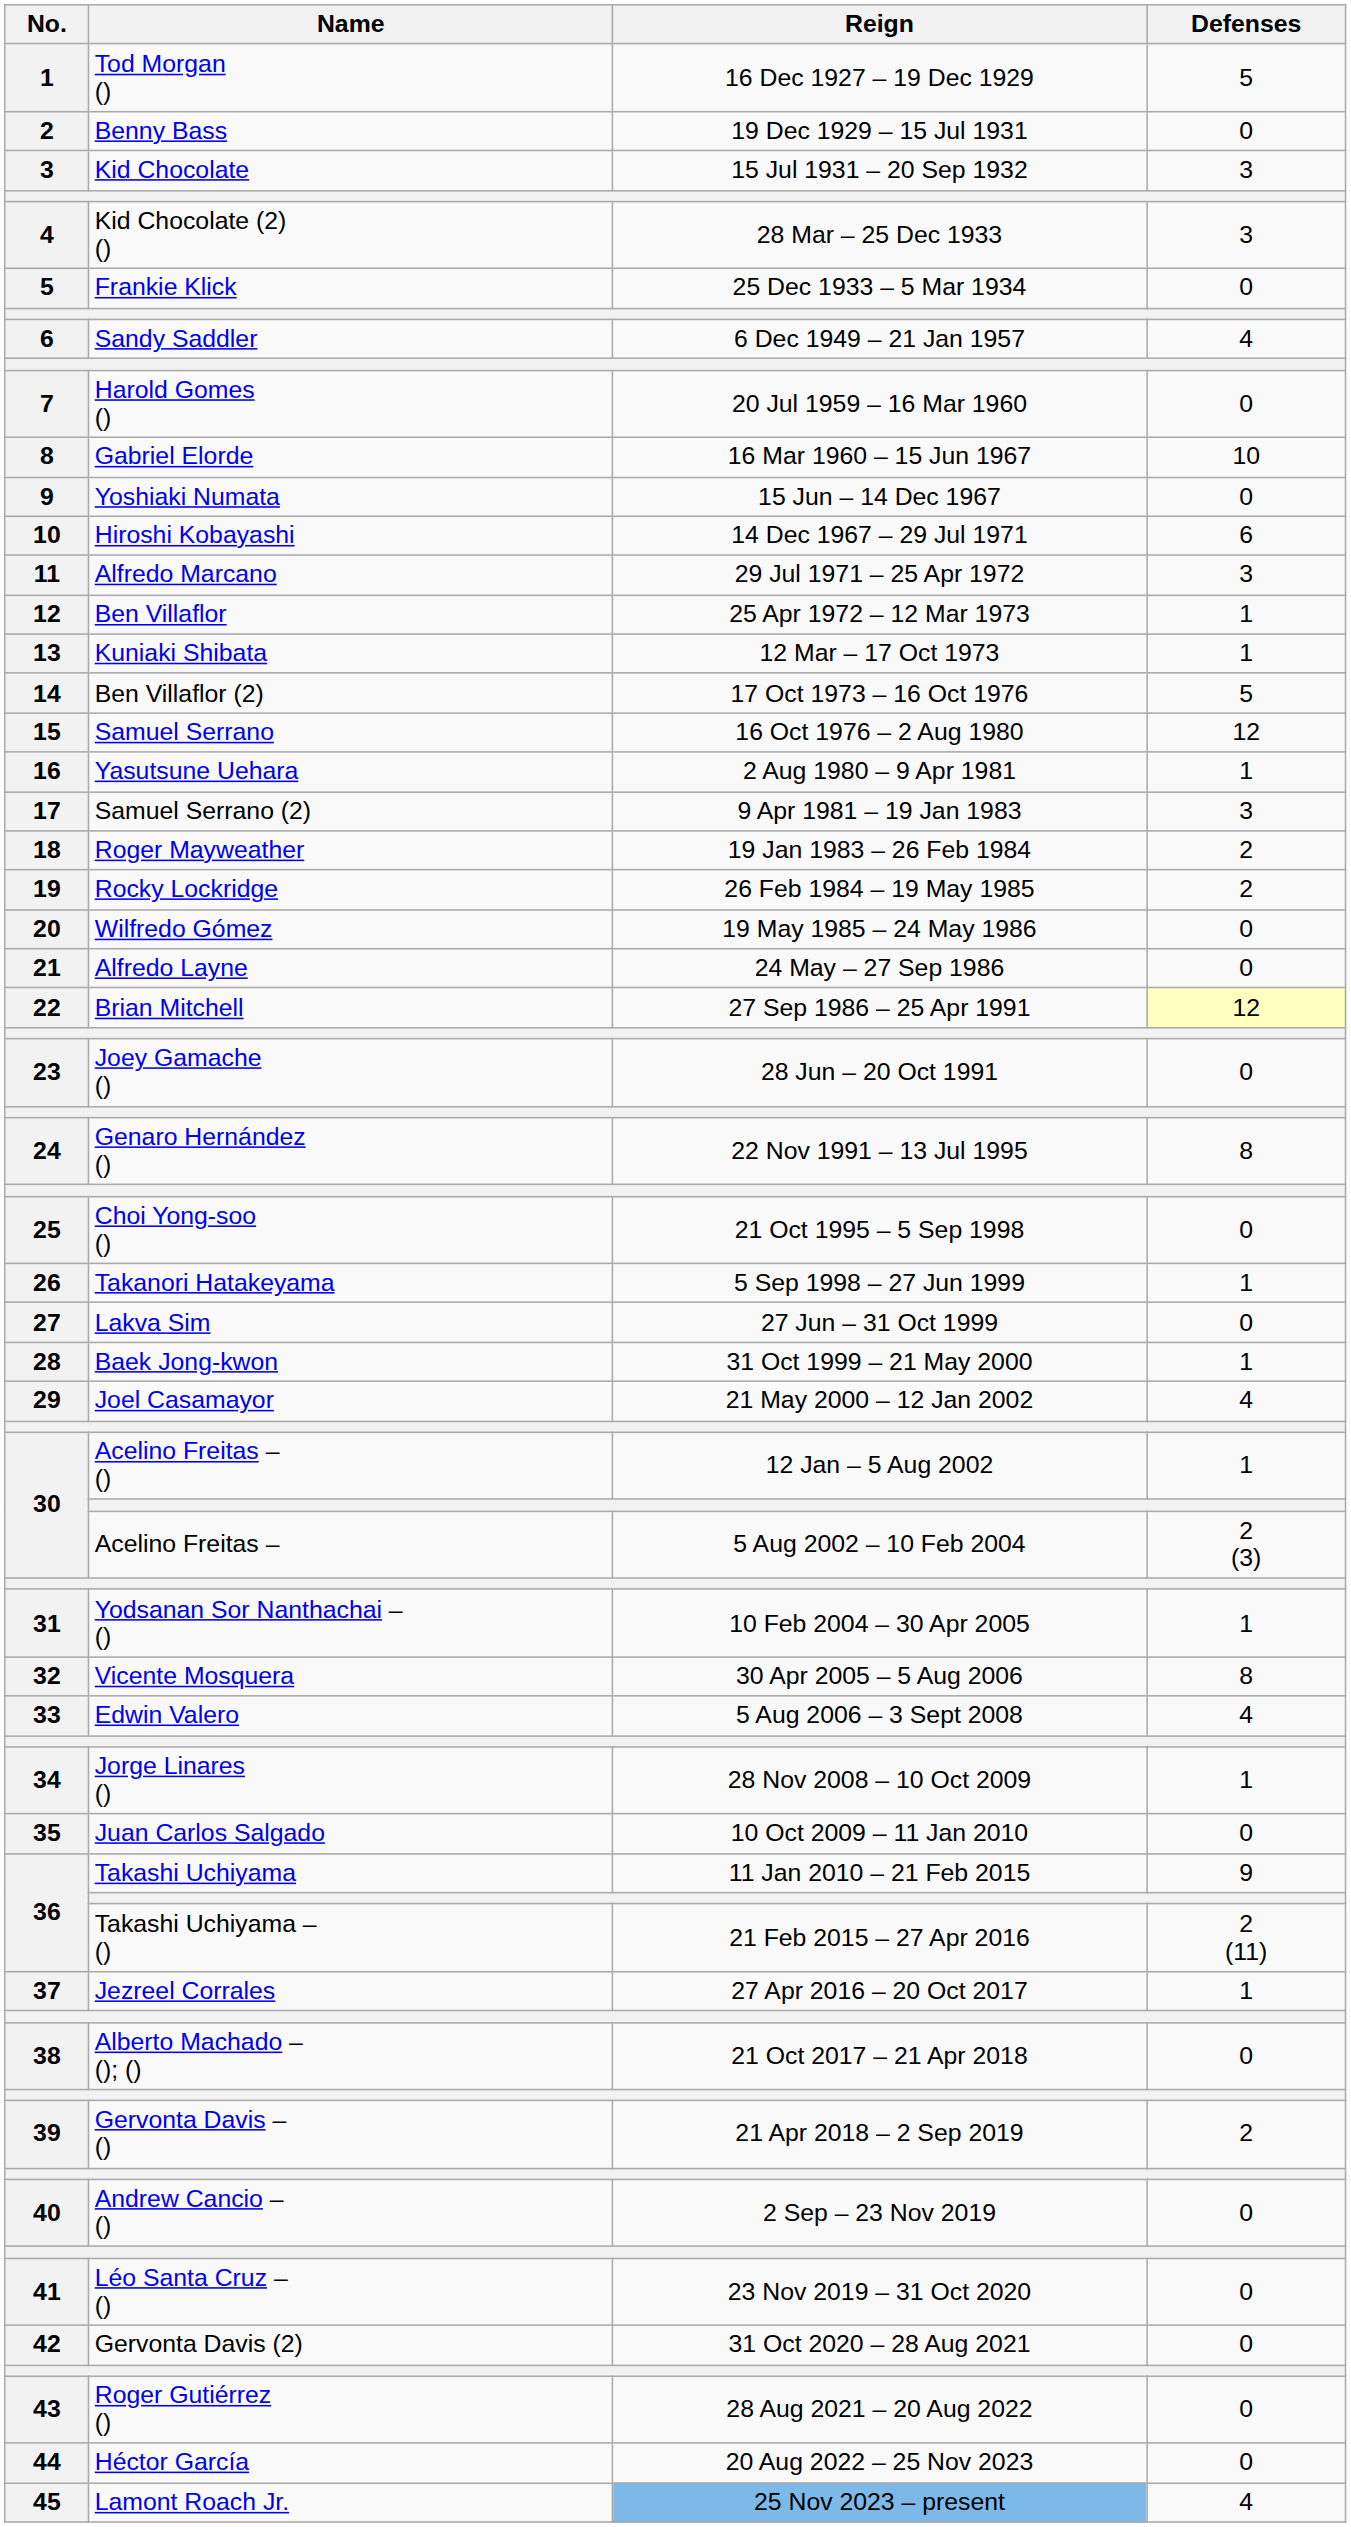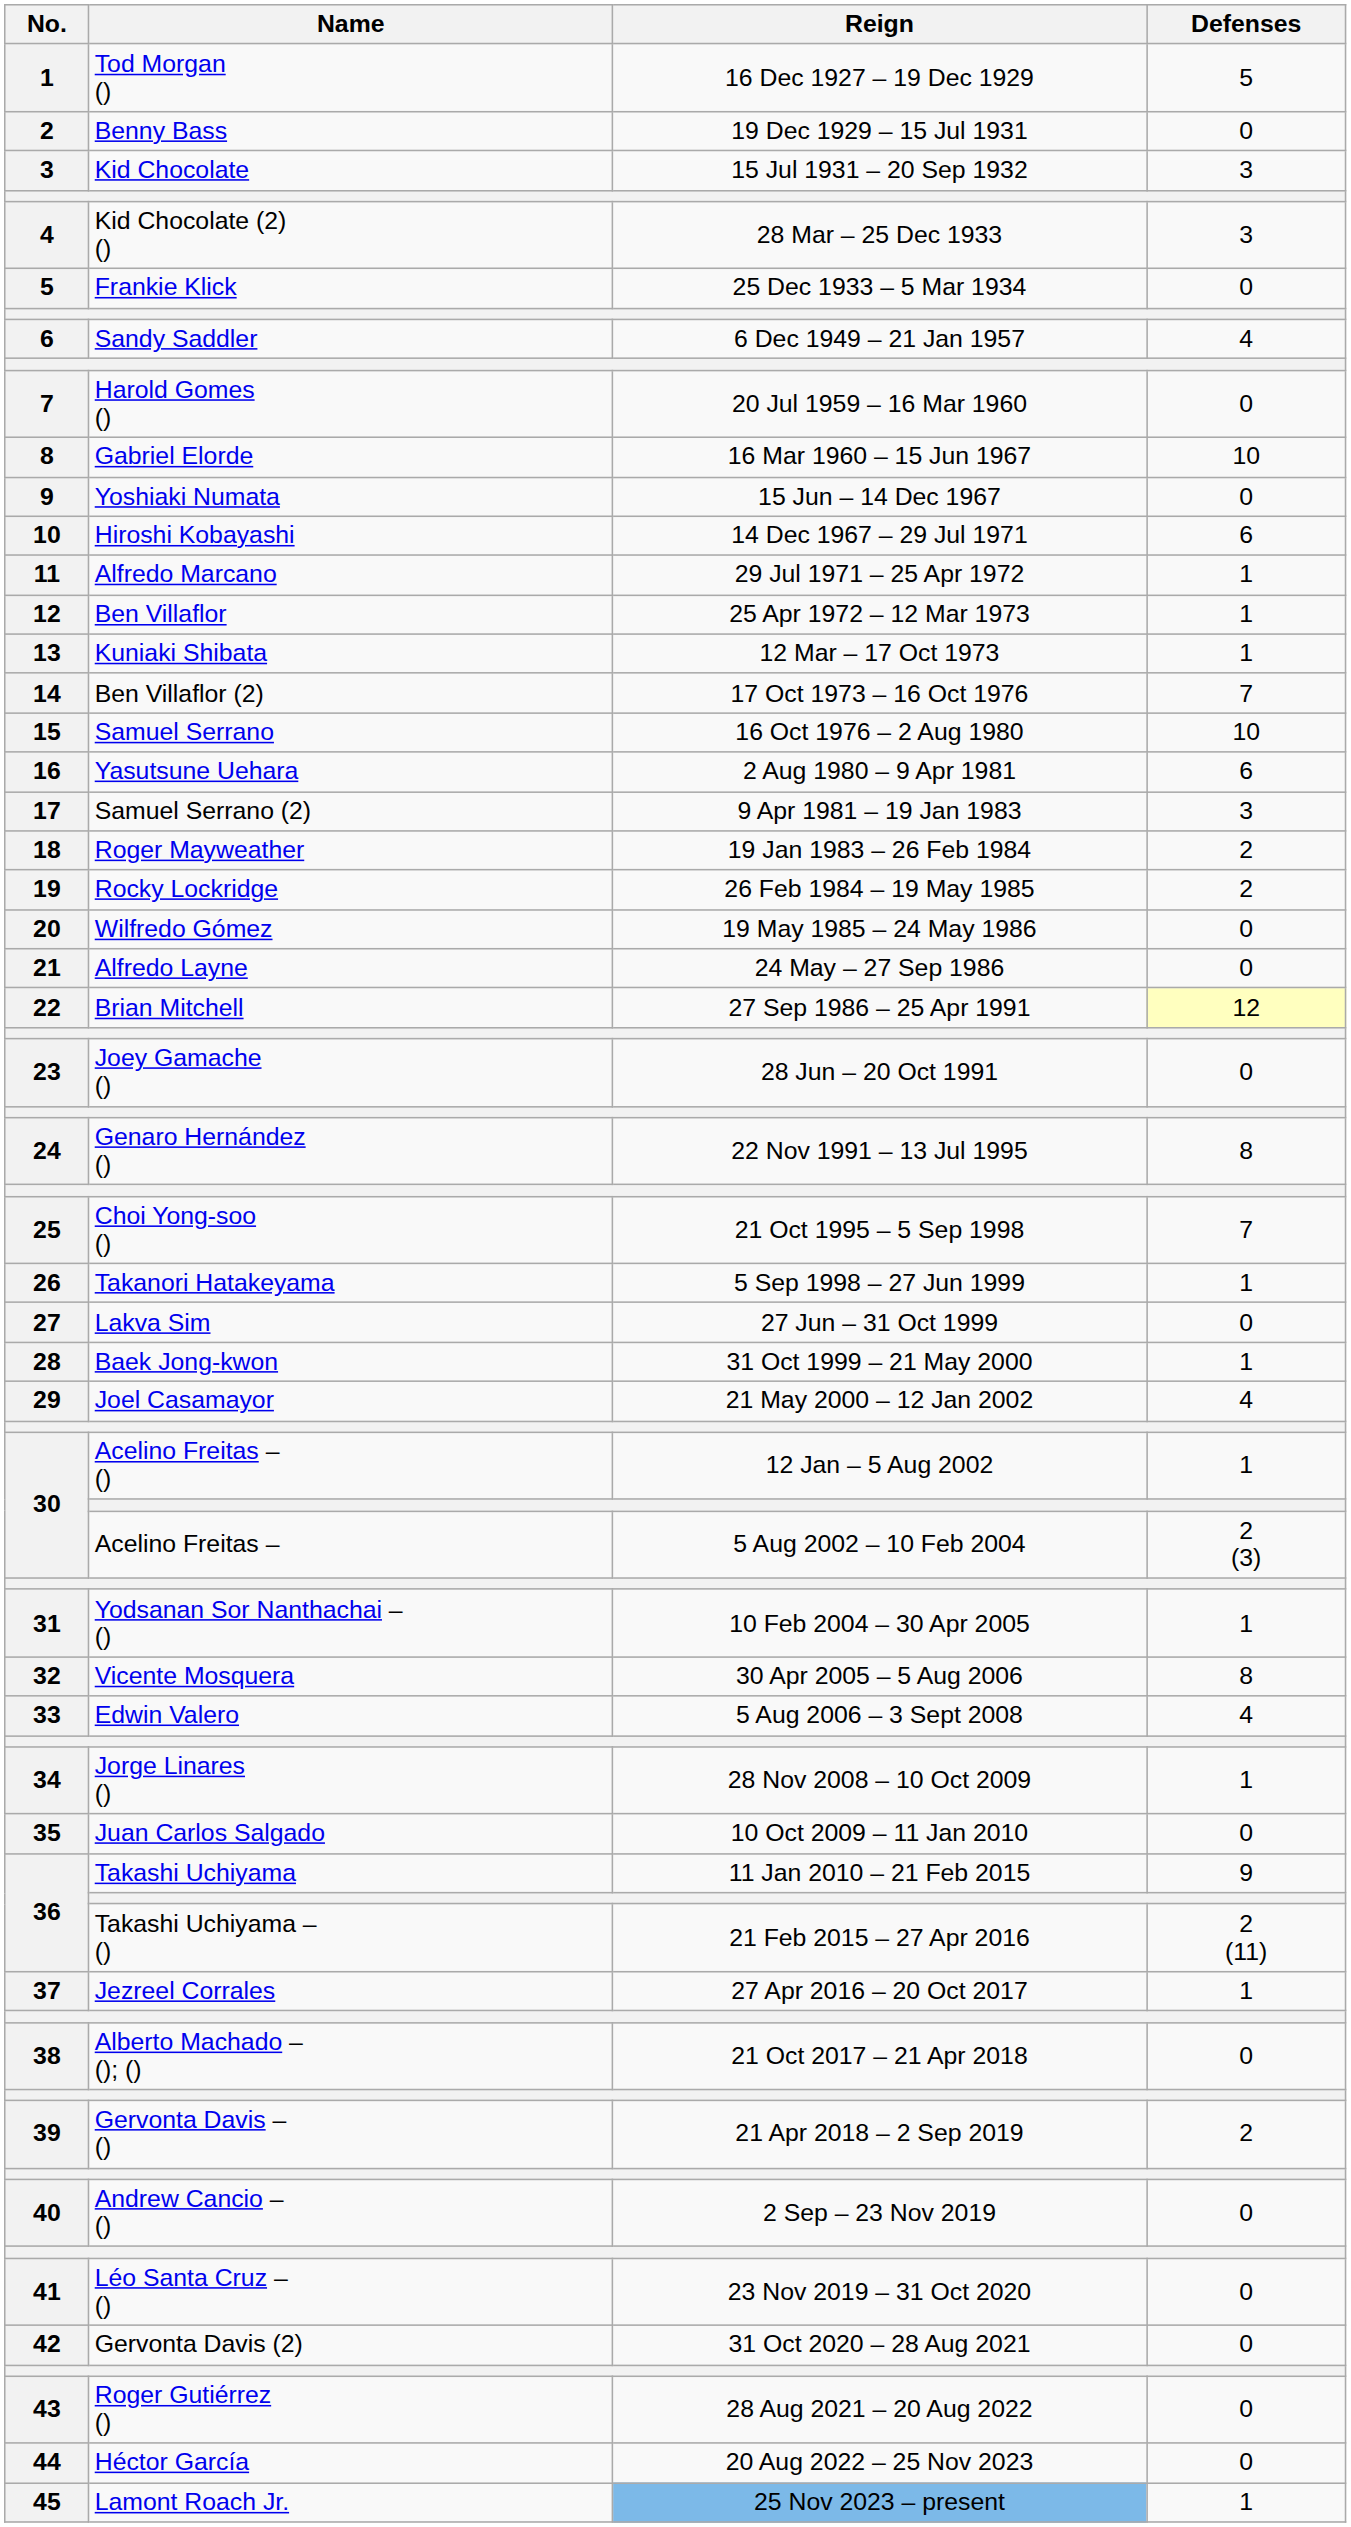(1246, 574) 3 -> (1246, 574) 1
(1246, 692) 5 -> (1246, 692) 7
(1246, 732) 12 -> (1246, 732) 10
(1246, 771) 1 -> (1246, 771) 6
(1246, 1229) 0 -> (1246, 1229) 7
(1246, 2502) 4 -> (1246, 2502) 1
